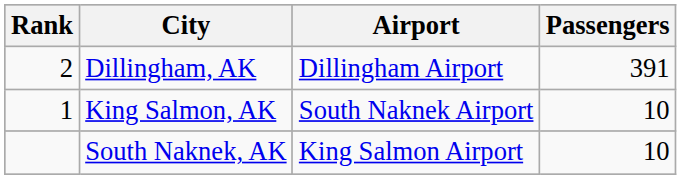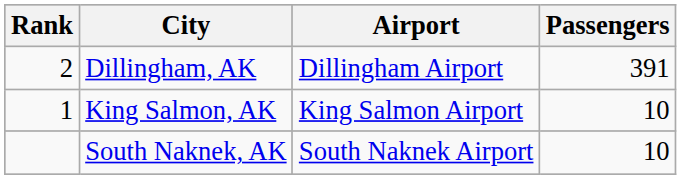(416, 109) South Naknek Airport -> (411, 109) King Salmon Airport
(411, 151) King Salmon Airport -> (416, 151) South Naknek Airport
